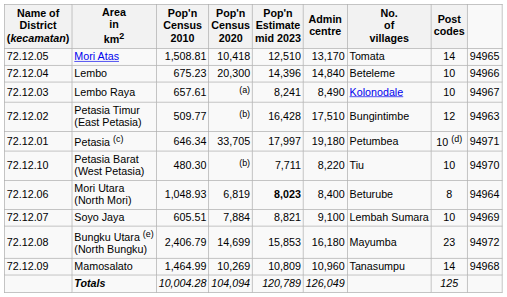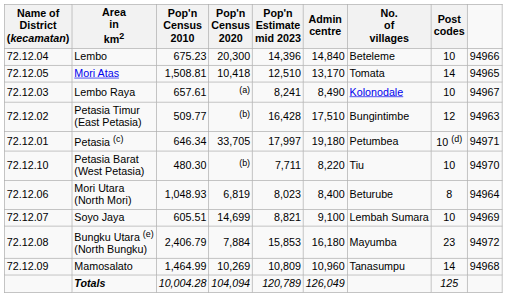rows swapped: (97, 57) <-> (91, 74)
(287, 194) bold -> (287, 194) normal
(237, 218) 7,884 -> (234, 218) 14,699
(234, 242) 14,699 -> (237, 242) 7,884
